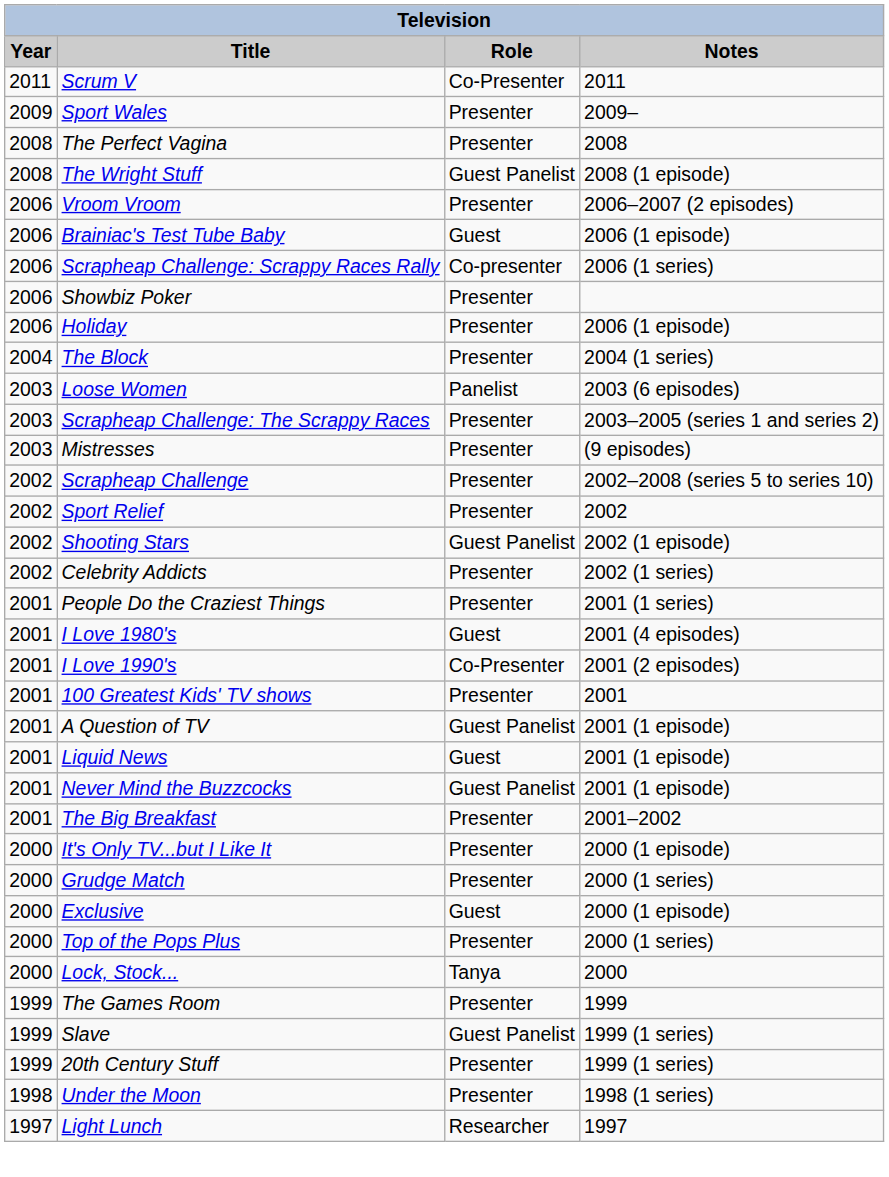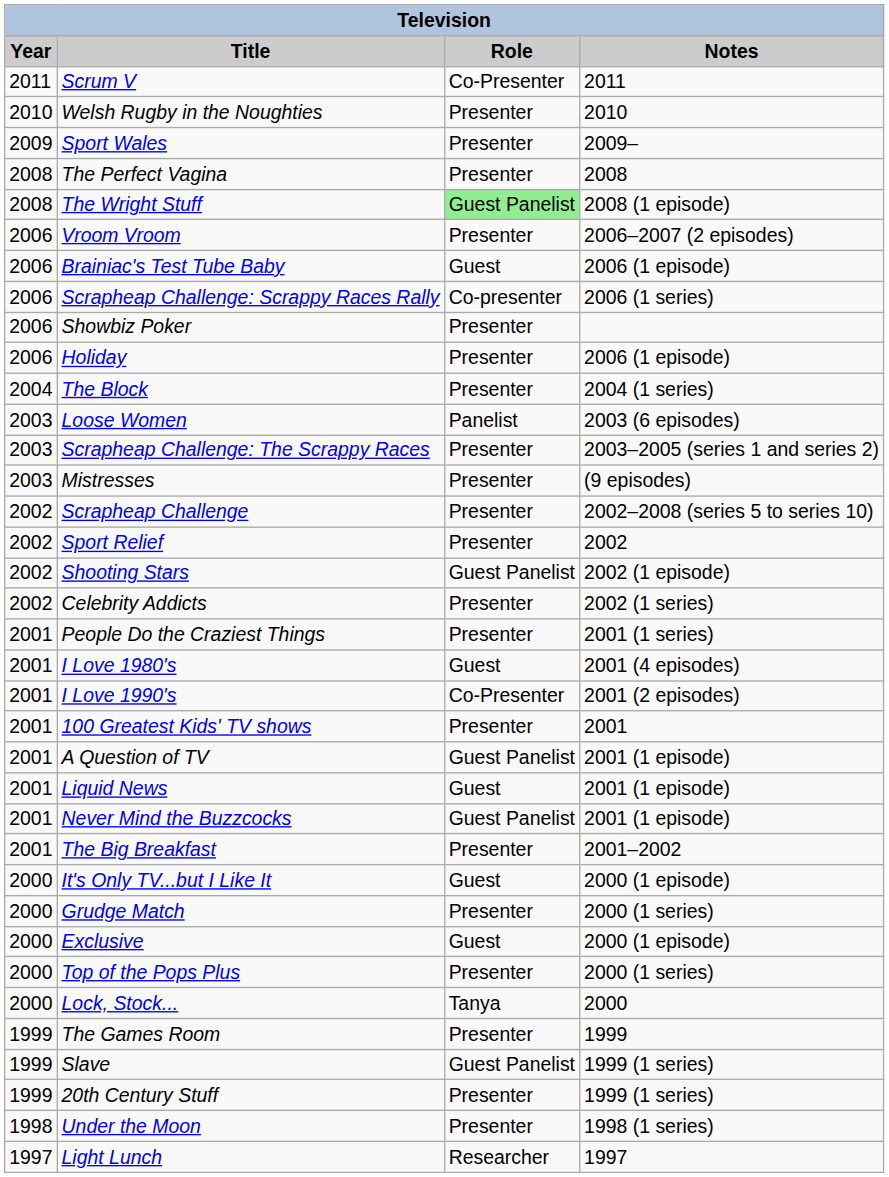+ row: (192, 113)
(512, 174) no background -> (512, 205) lightgreen background
(491, 850) Presenter -> (475, 880) Guest
